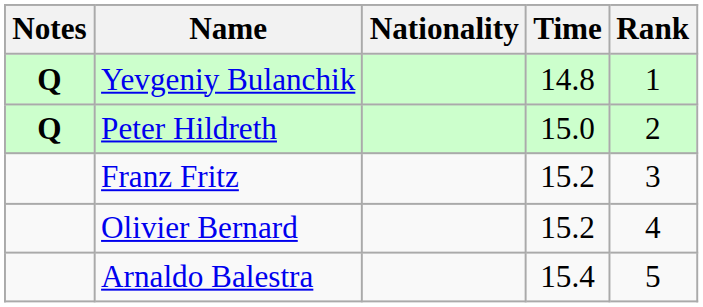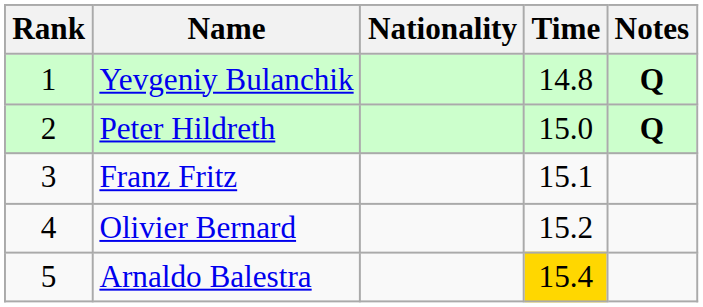columns swapped: (653, 29) <-> (49, 29)
(568, 177) 15.2 -> (566, 177) 15.1
(568, 276) no background -> (566, 276) gold background
